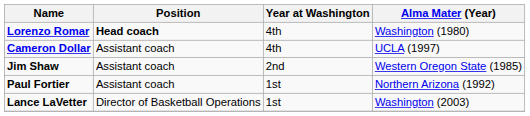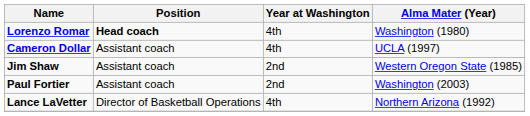(273, 85) 1st -> (275, 85) 2nd
(435, 85) Northern Arizona (1992) -> (422, 85) Washington (2003)
(273, 102) 1st -> (274, 102) 4th
(422, 102) Washington (2003) -> (435, 102) Northern Arizona (1992)
